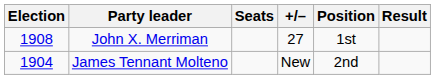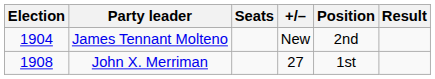rows swapped: (150, 62) <-> (150, 39)
